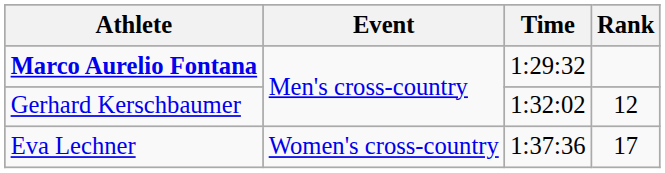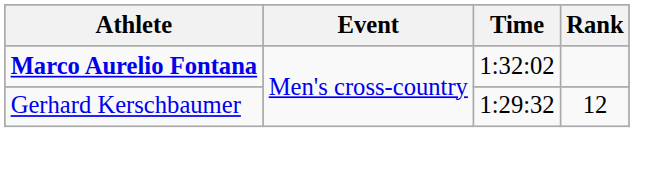(548, 65) 1:29:32 -> (517, 65) 1:32:02
(548, 106) 1:32:02 -> (517, 106) 1:29:32
- row: (73, 147)
